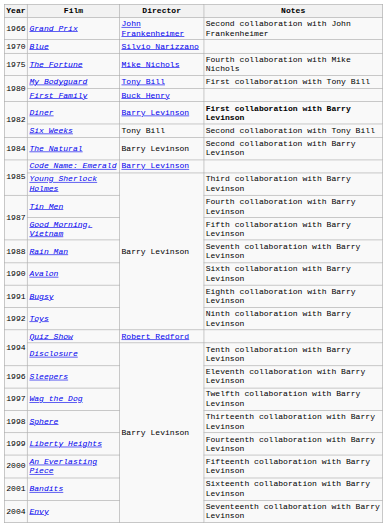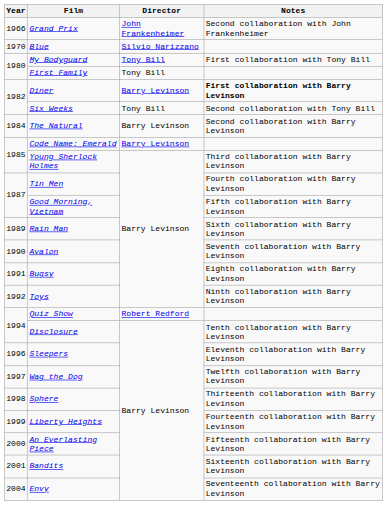- row: (56, 64)
(146, 95) Buck Henry -> (143, 73) Tony Bill
(16, 251) 1988 -> (16, 229) 1989
(283, 251) Seventh collaboration with Barry Levinson -> (278, 229) Sixth collaboration with Barry Levinson
(278, 274) Sixth collaboration with Barry Levinson -> (283, 251) Seventh collaboration with Barry Levinson
